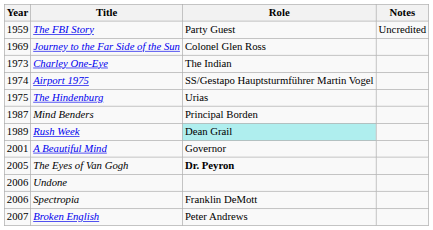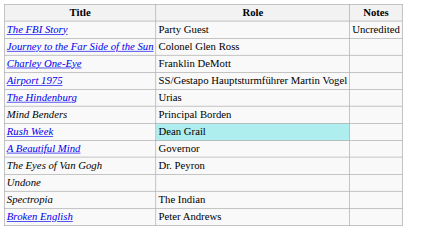- column: (18, 13)
(208, 64) The Indian -> (195, 64) Franklin DeMott
(210, 166) bold -> (182, 166) normal
(221, 200) Franklin DeMott -> (182, 200) The Indian
